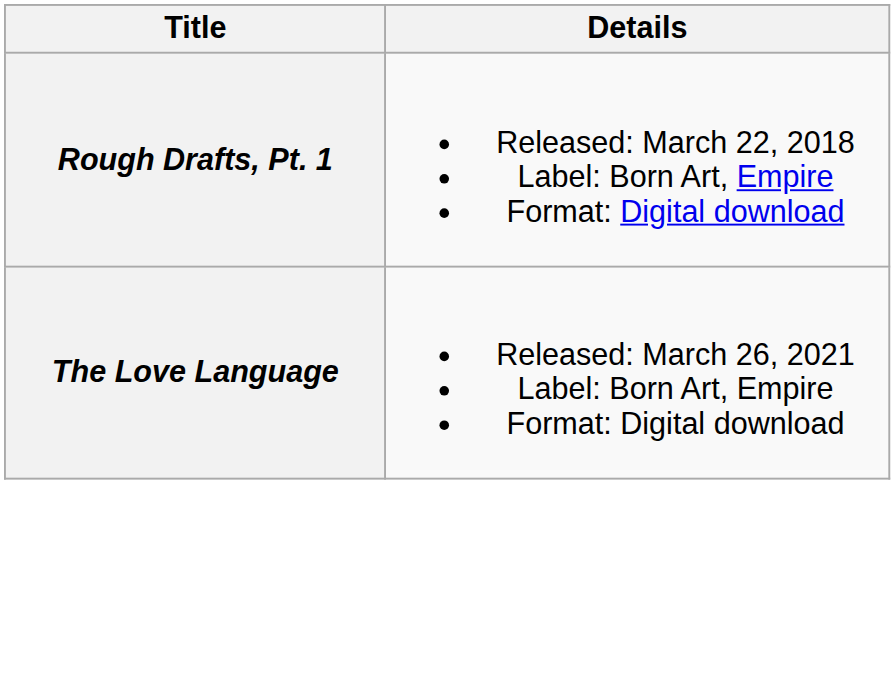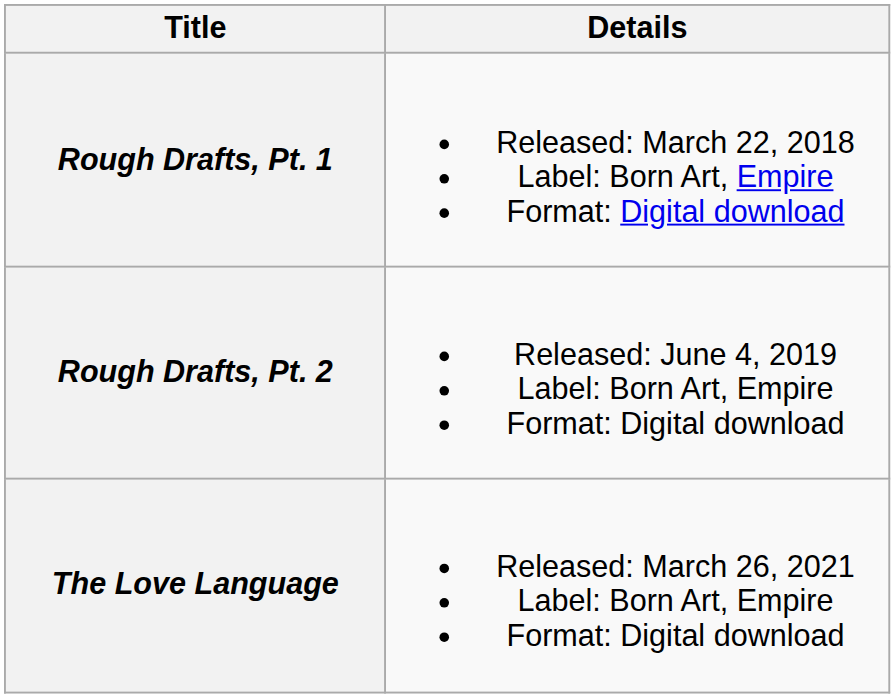+ row: (195, 372)
